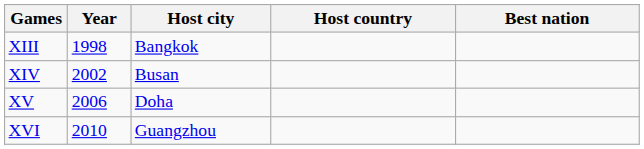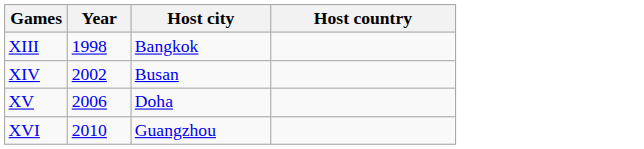- column: (547, 18)
